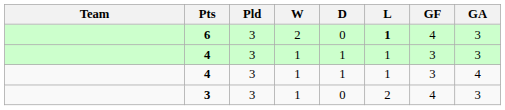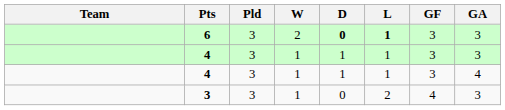(342, 34) normal -> (342, 34) bold
(432, 34) 4 -> (432, 34) 3
